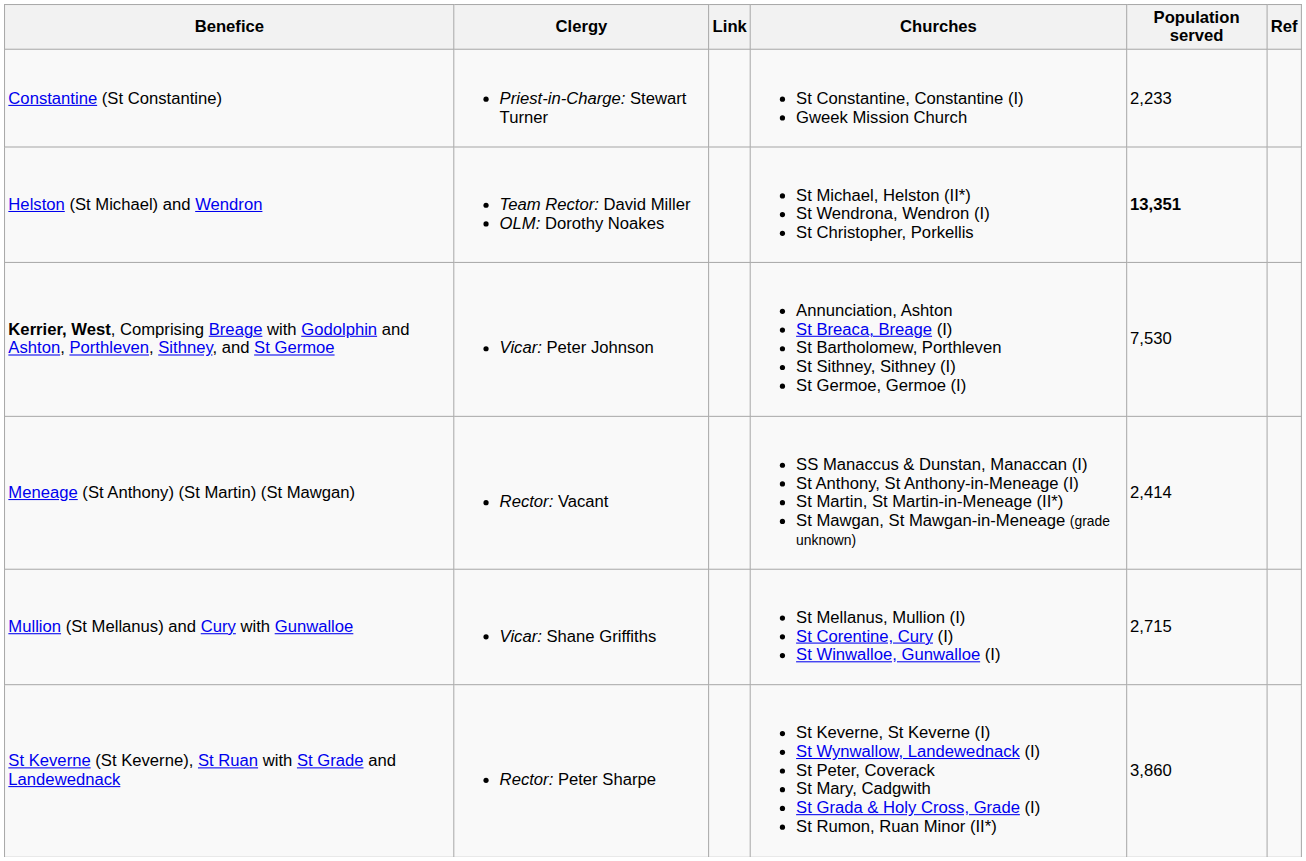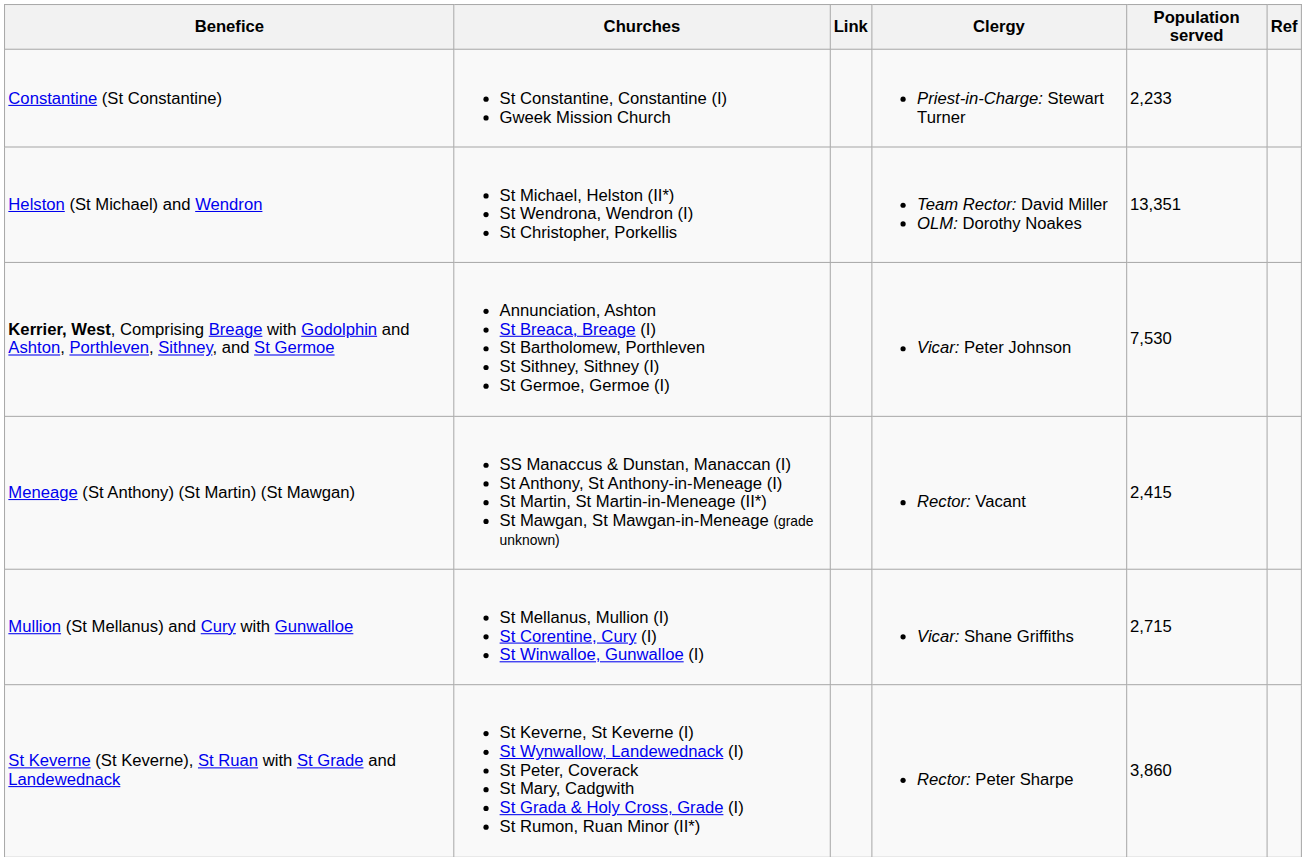columns swapped: (938, 27) <-> (581, 27)
(1156, 204) bold -> (1156, 204) normal
(1151, 492) 2,414 -> (1151, 492) 2,415
